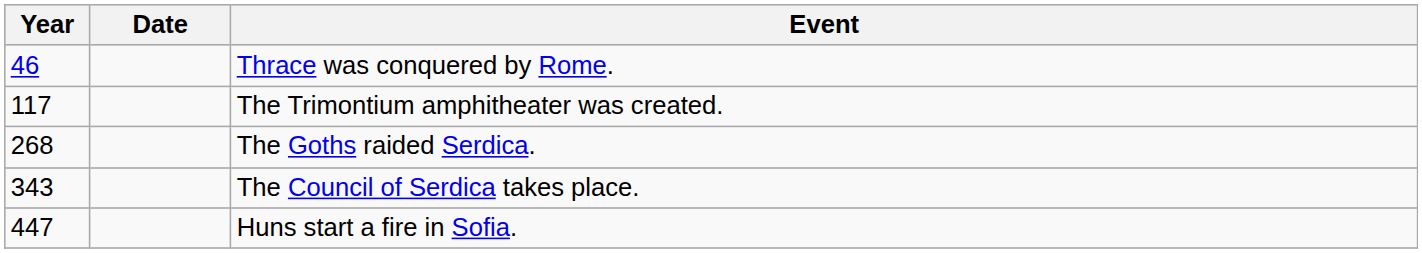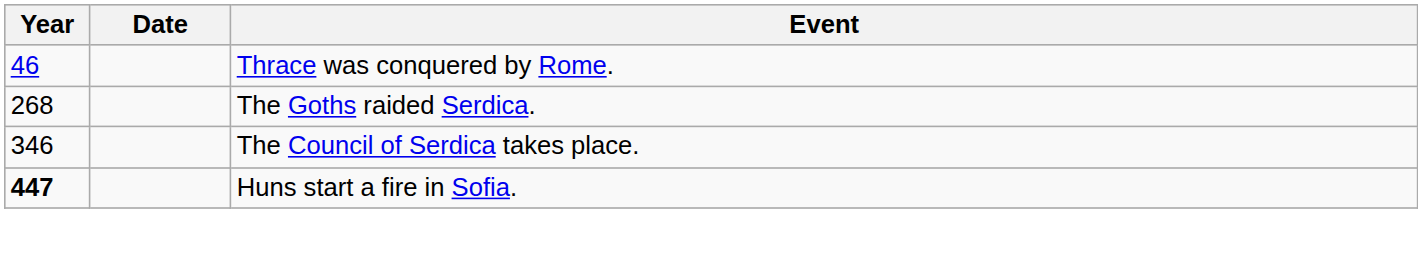- row: (480, 106)
(32, 187) 343 -> (32, 146) 346
(32, 227) normal -> (32, 187) bold
